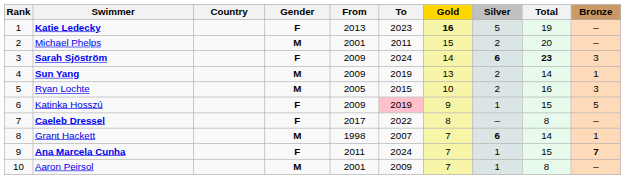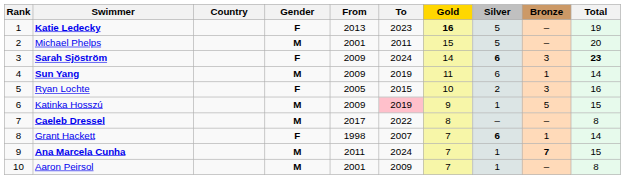columns swapped: (596, 12) <-> (547, 12)
(497, 43) 2 -> (497, 43) 5
(448, 74) 13 -> (448, 74) 11
(497, 74) 2 -> (497, 74) 6
(297, 89) M -> (297, 89) F
(297, 105) F -> (297, 105) M
(297, 120) F -> (297, 120) M
(297, 136) M -> (297, 136) F
(297, 151) F -> (297, 151) M
